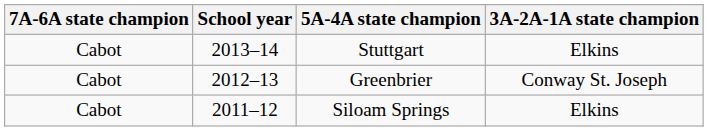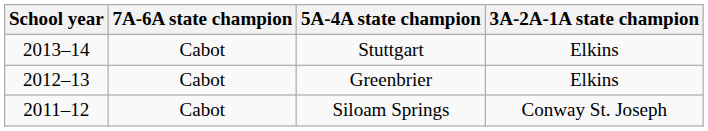columns swapped: (245, 19) <-> (99, 19)
(594, 79) Conway St. Joseph -> (594, 79) Elkins
(594, 110) Elkins -> (594, 110) Conway St. Joseph
